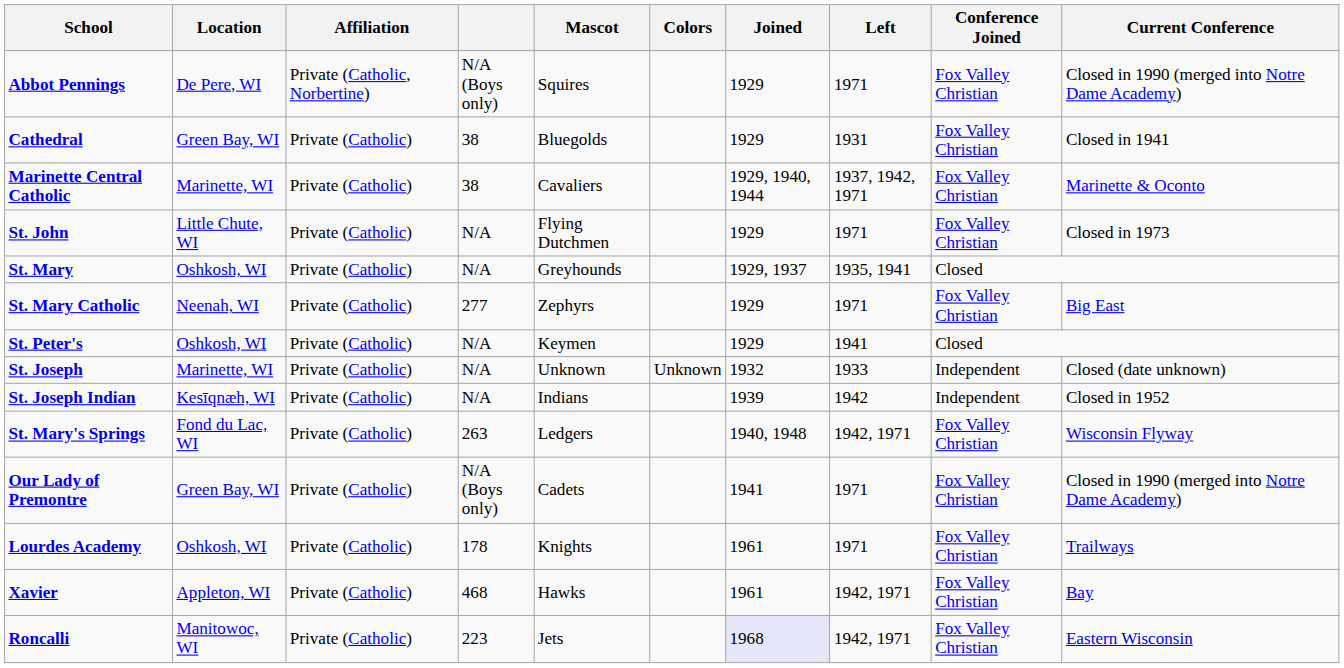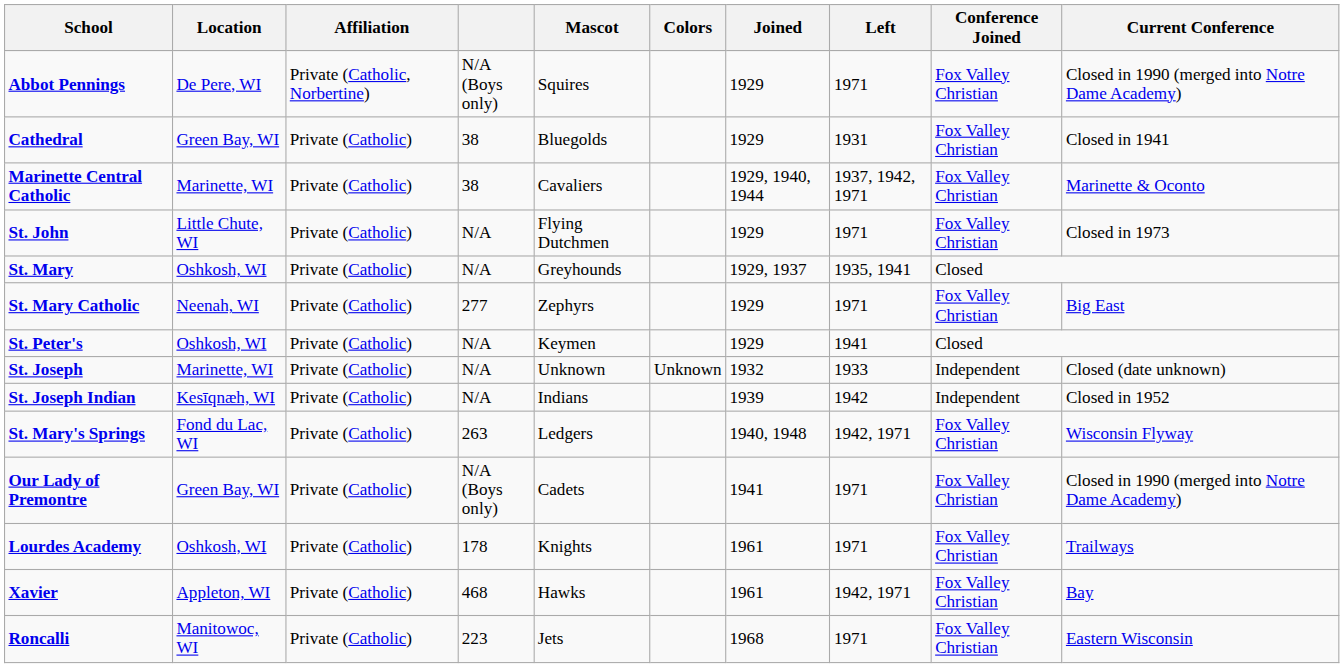(747, 638) lavender background -> (747, 638) no background
(872, 638) 1942, 1971 -> (851, 638) 1971
